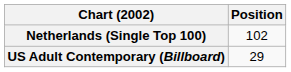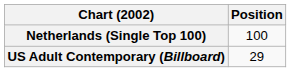(257, 35) 102 -> (257, 35) 100
